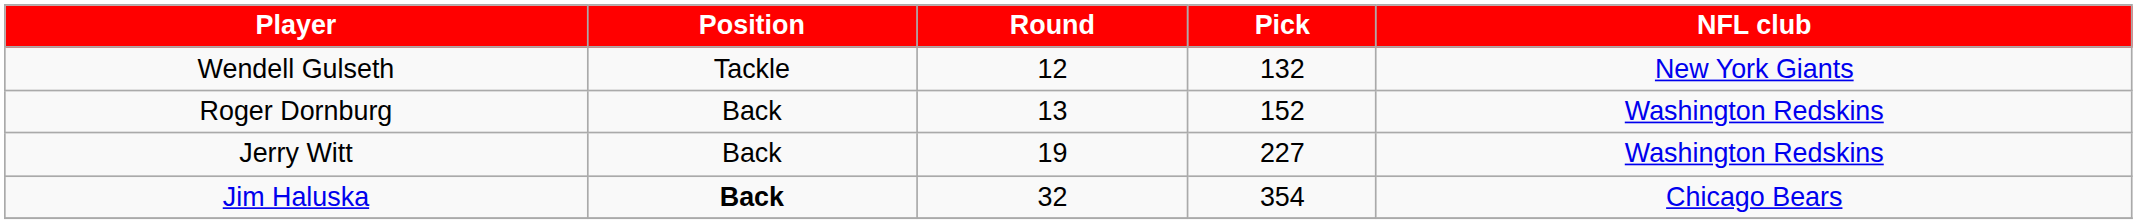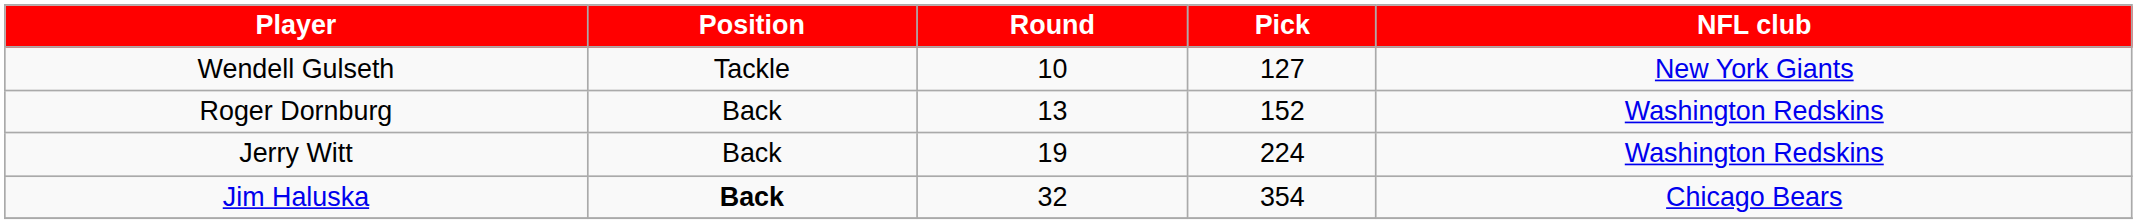(1052, 68) 12 -> (1052, 68) 10
(1282, 68) 132 -> (1282, 68) 127
(1282, 153) 227 -> (1282, 153) 224
